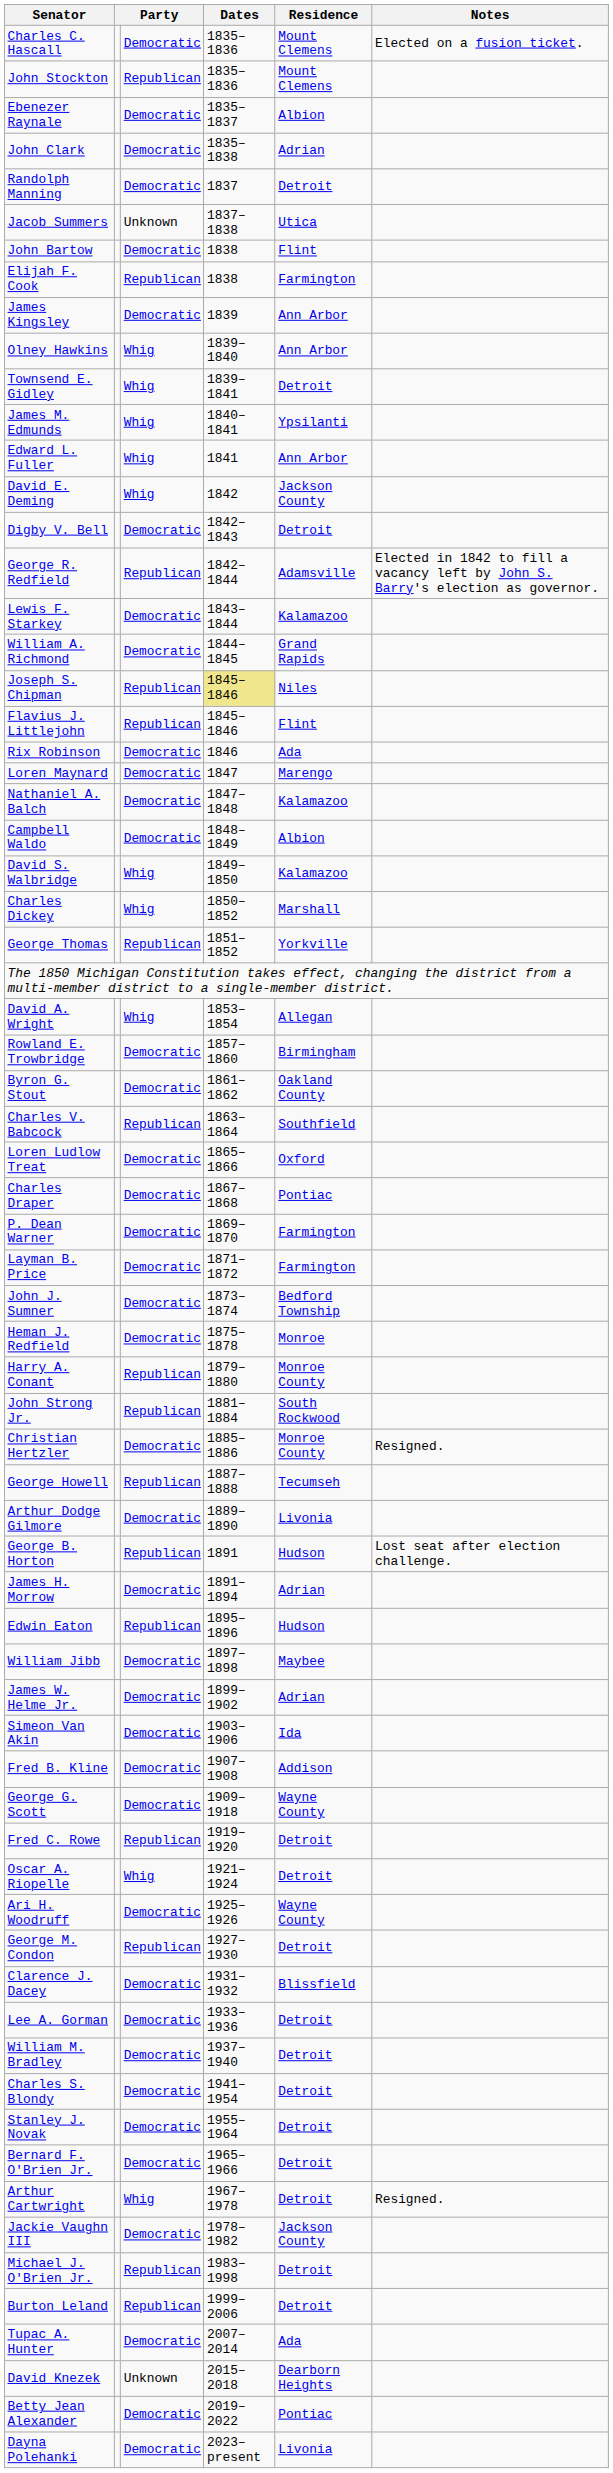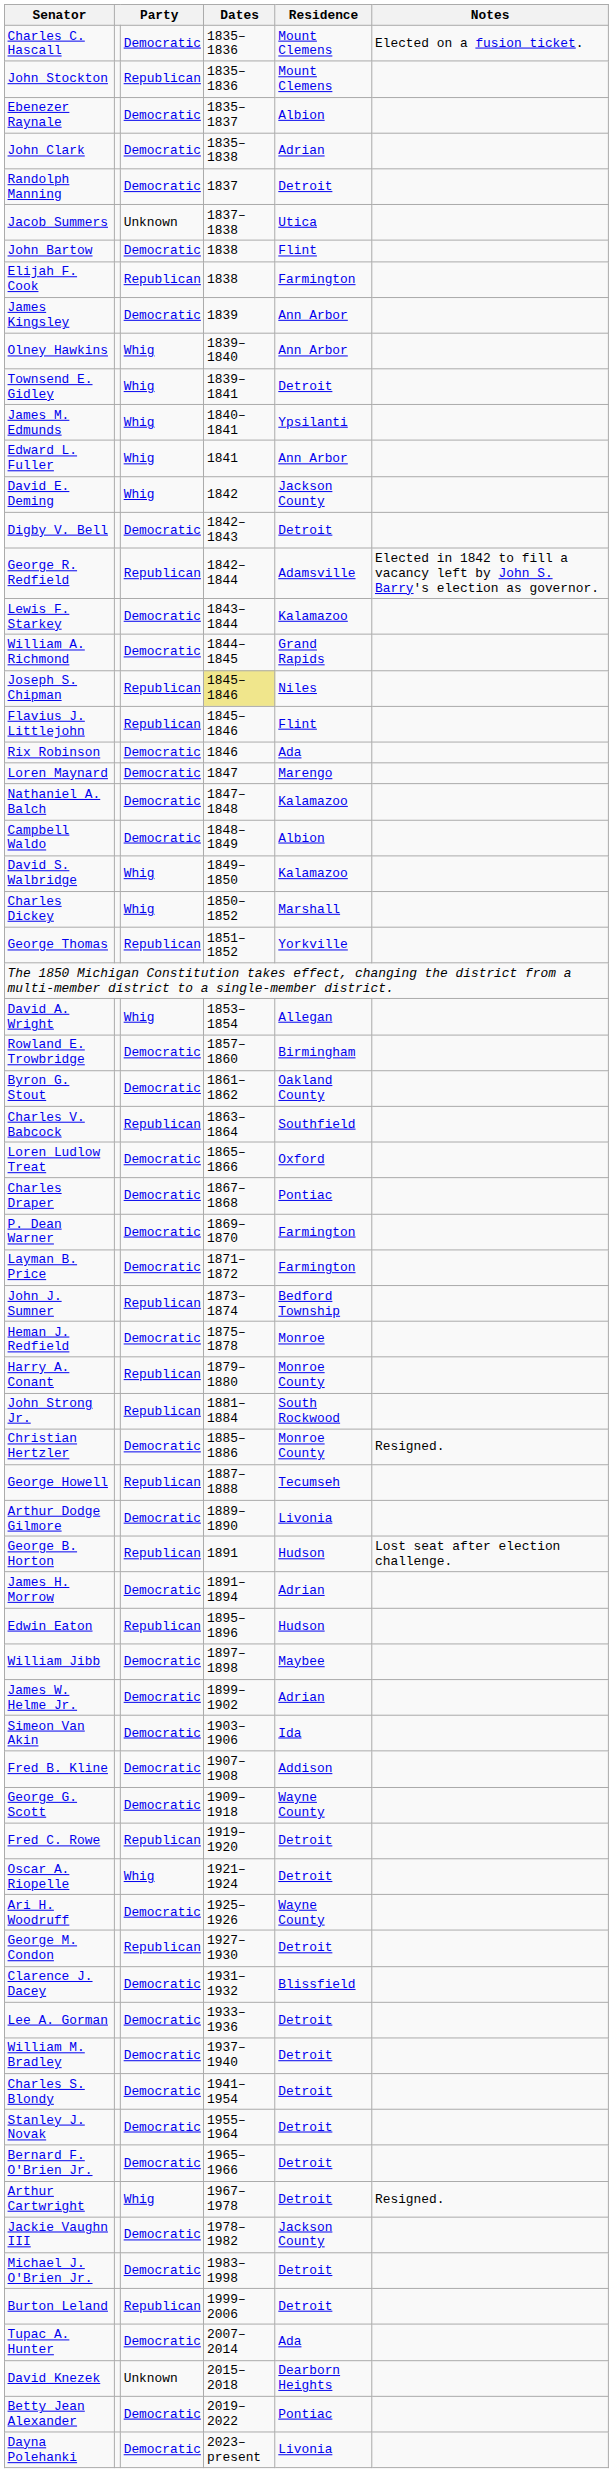(162, 1303) Democratic -> (162, 1303) Republican
(162, 2271) Republican -> (162, 2271) Democratic
